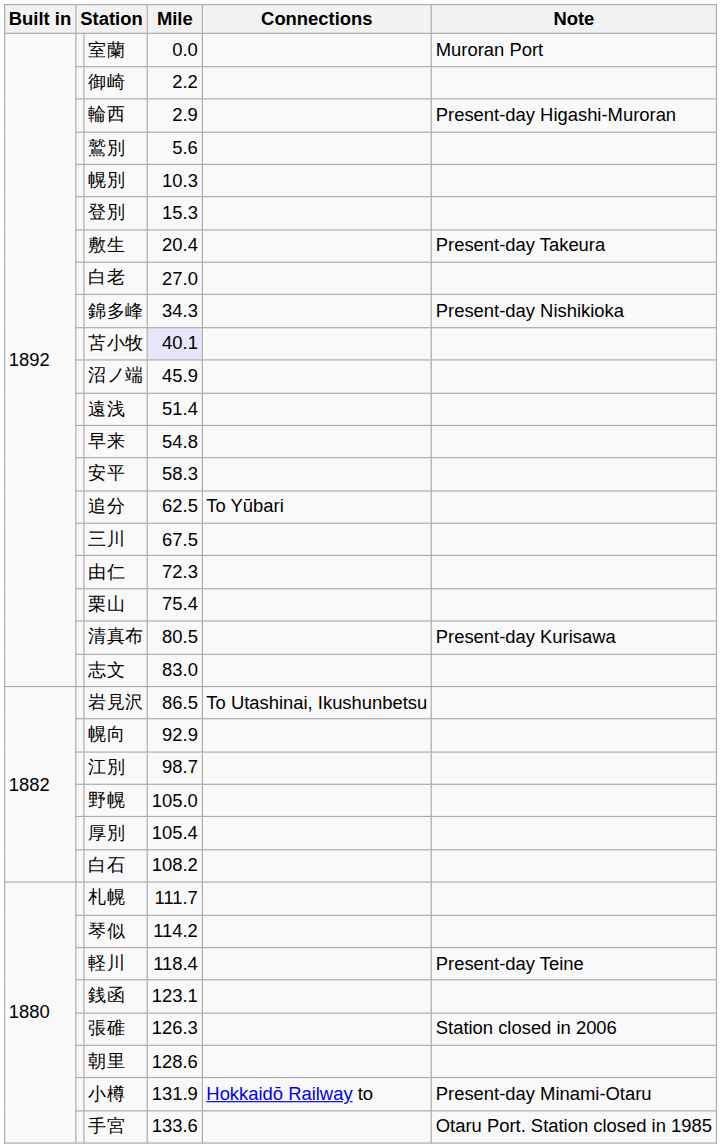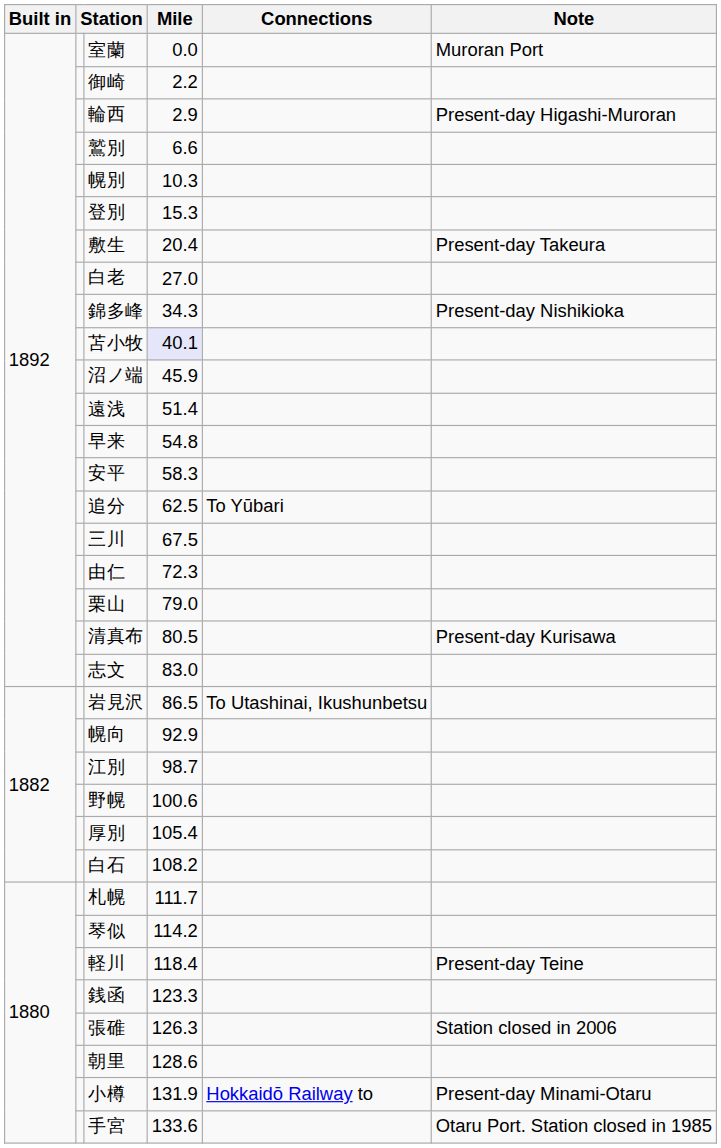(185, 147) 5.6 -> (185, 147) 6.6
(180, 604) 75.4 -> (180, 604) 79.0
(175, 800) 105.0 -> (175, 800) 100.6
(175, 996) 123.1 -> (175, 996) 123.3
